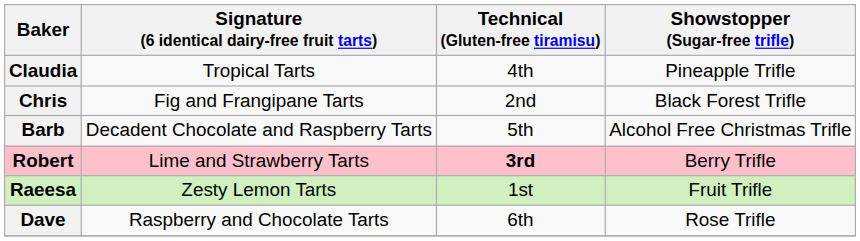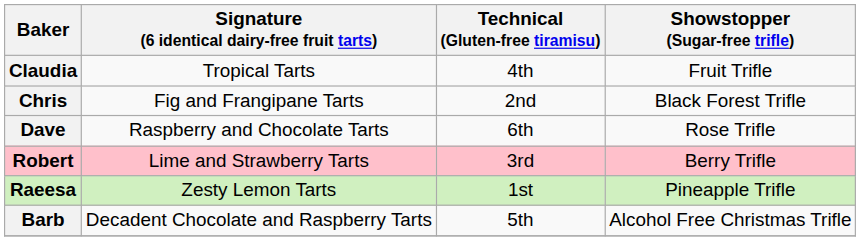(730, 70) Pineapple Trifle -> (730, 70) Fruit Trifle
rows swapped: (43, 130) <-> (43, 220)
(520, 160) bold -> (520, 160) normal
(730, 190) Fruit Trifle -> (730, 190) Pineapple Trifle
